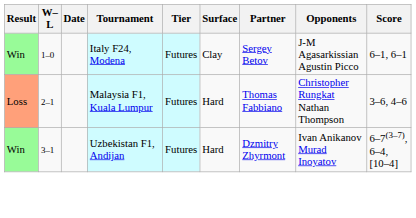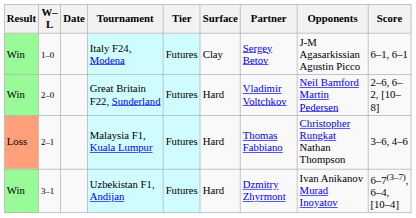+ row: (125, 95)
